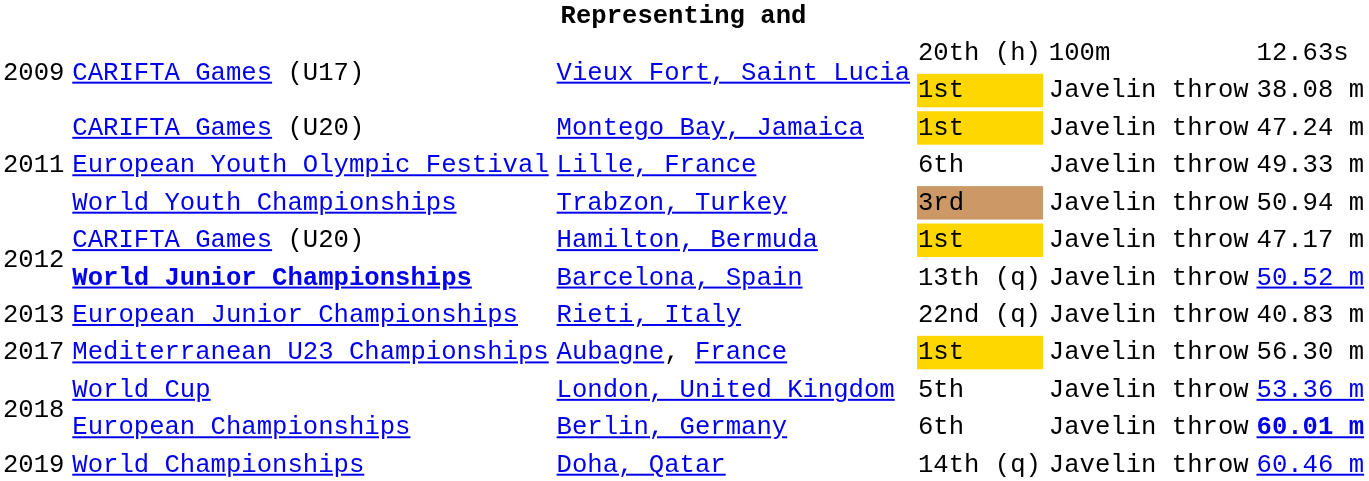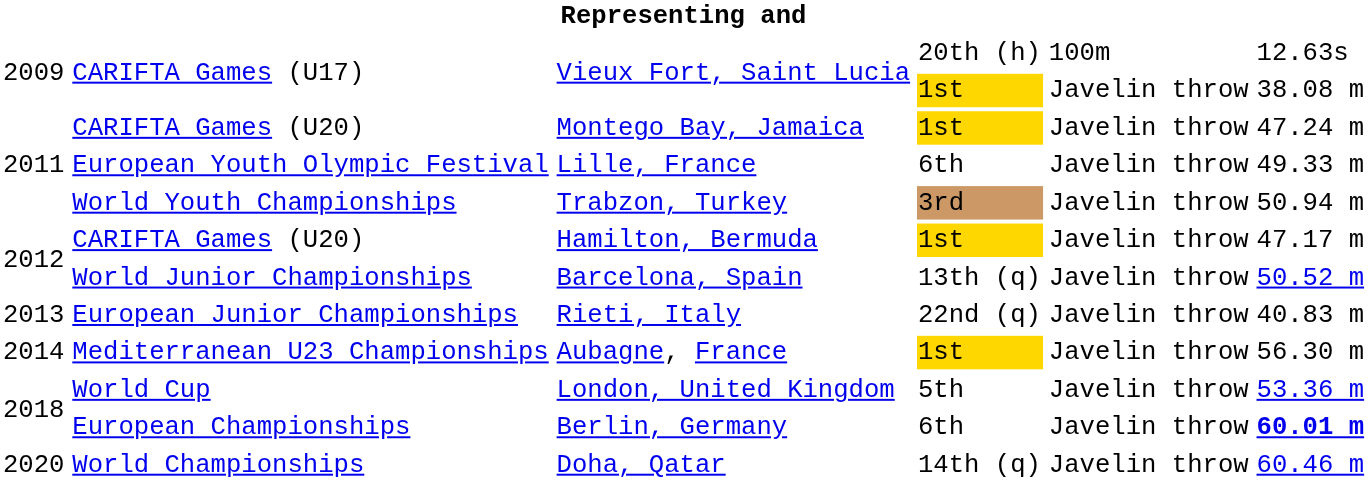(272, 278) bold -> (272, 278) normal
(34, 353) 2017 -> (34, 353) 2014
(34, 465) 2019 -> (34, 465) 2020
